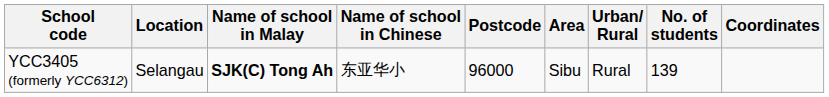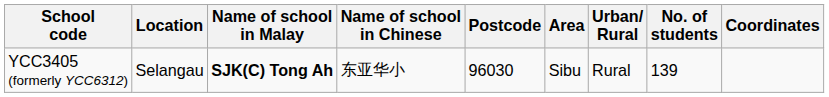(491, 70) 96000 -> (491, 70) 96030
